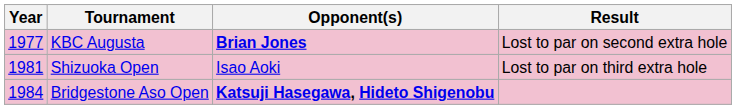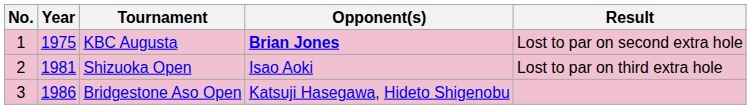+ column: (21, 17)
(26, 42) 1977 -> (59, 42) 1975
(26, 92) 1984 -> (59, 92) 1986
(355, 92) bold -> (379, 92) normal
